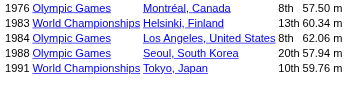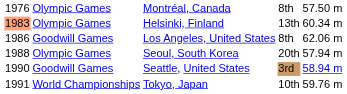(17, 23) no background -> (17, 23) lightsalmon background
(86, 23) World Championships -> (72, 23) Olympic Games
(17, 38) 1984 -> (17, 38) 1986
(72, 38) Olympic Games -> (73, 38) Goodwill Games
+ row: (196, 69)
